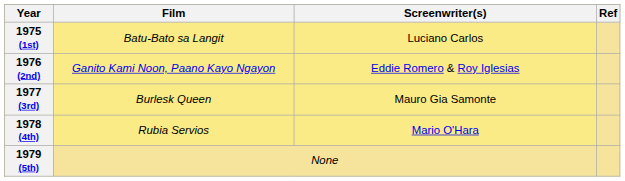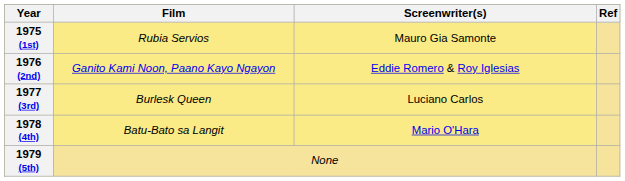(174, 37) Batu-Bato sa Langit -> (174, 37) Rubia Servios
(445, 37) Luciano Carlos -> (445, 37) Mauro Gia Samonte
(445, 99) Mauro Gia Samonte -> (445, 99) Luciano Carlos
(174, 130) Rubia Servios -> (174, 130) Batu-Bato sa Langit
